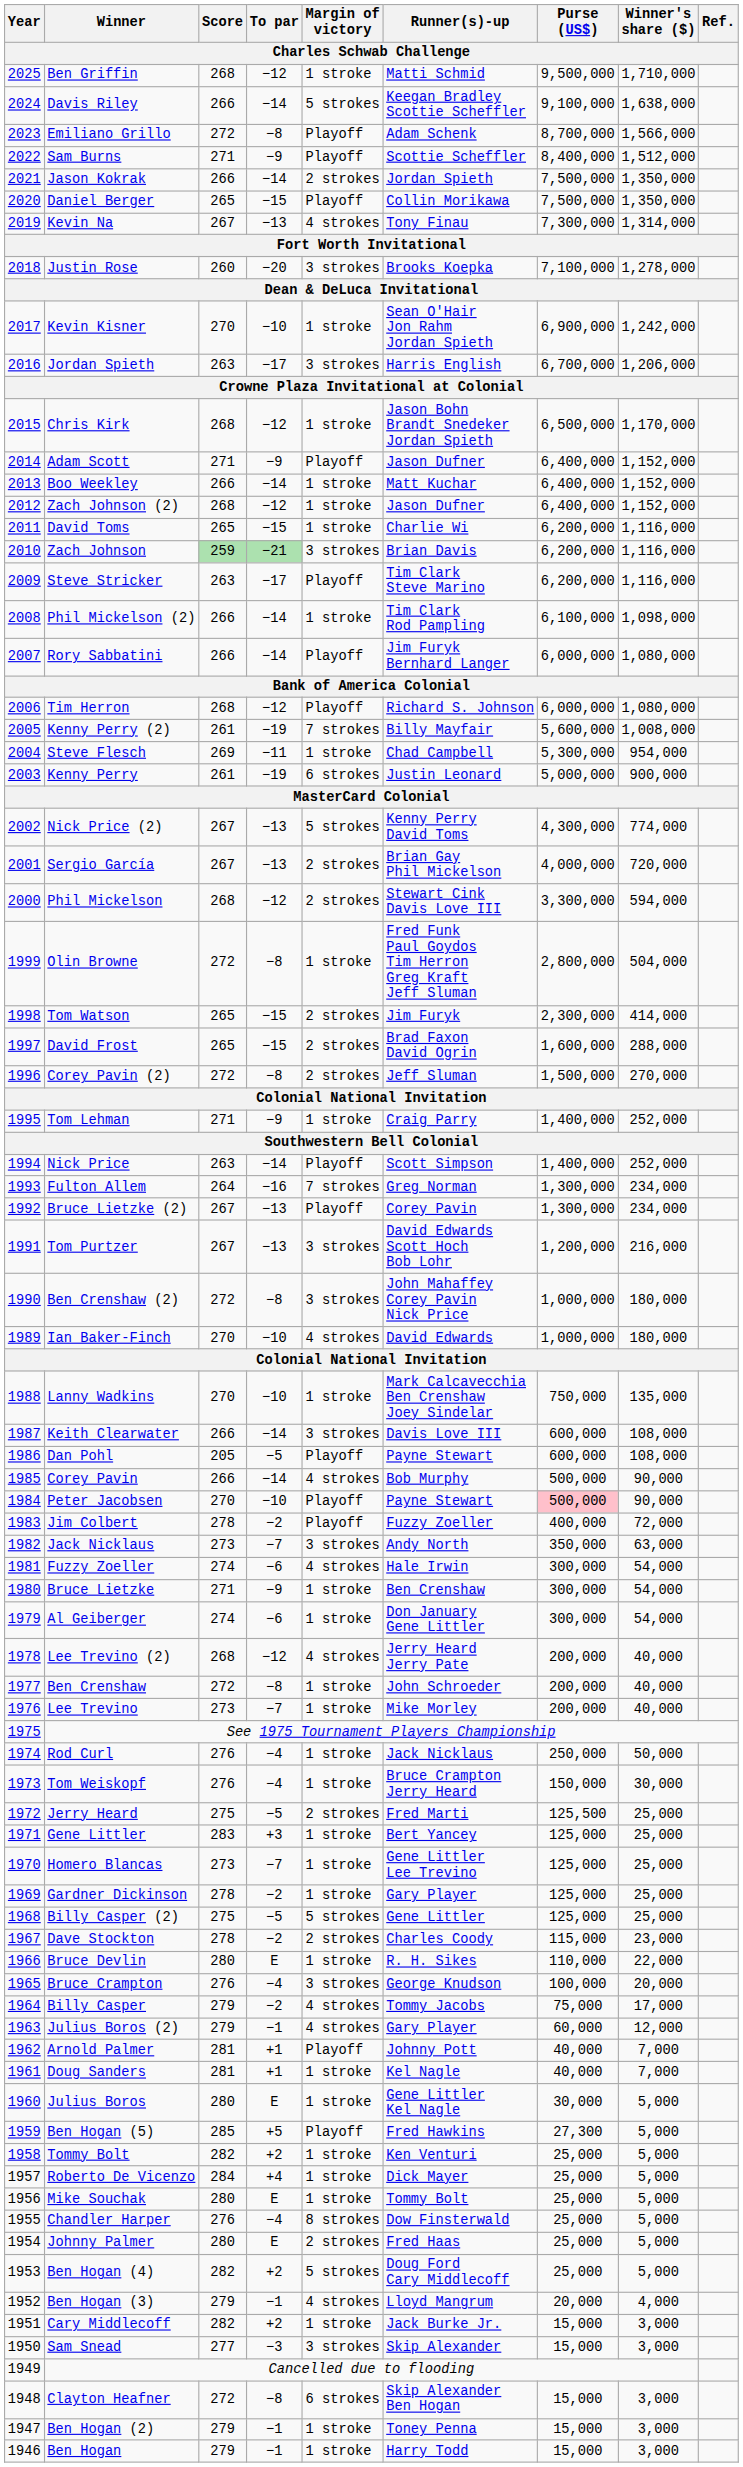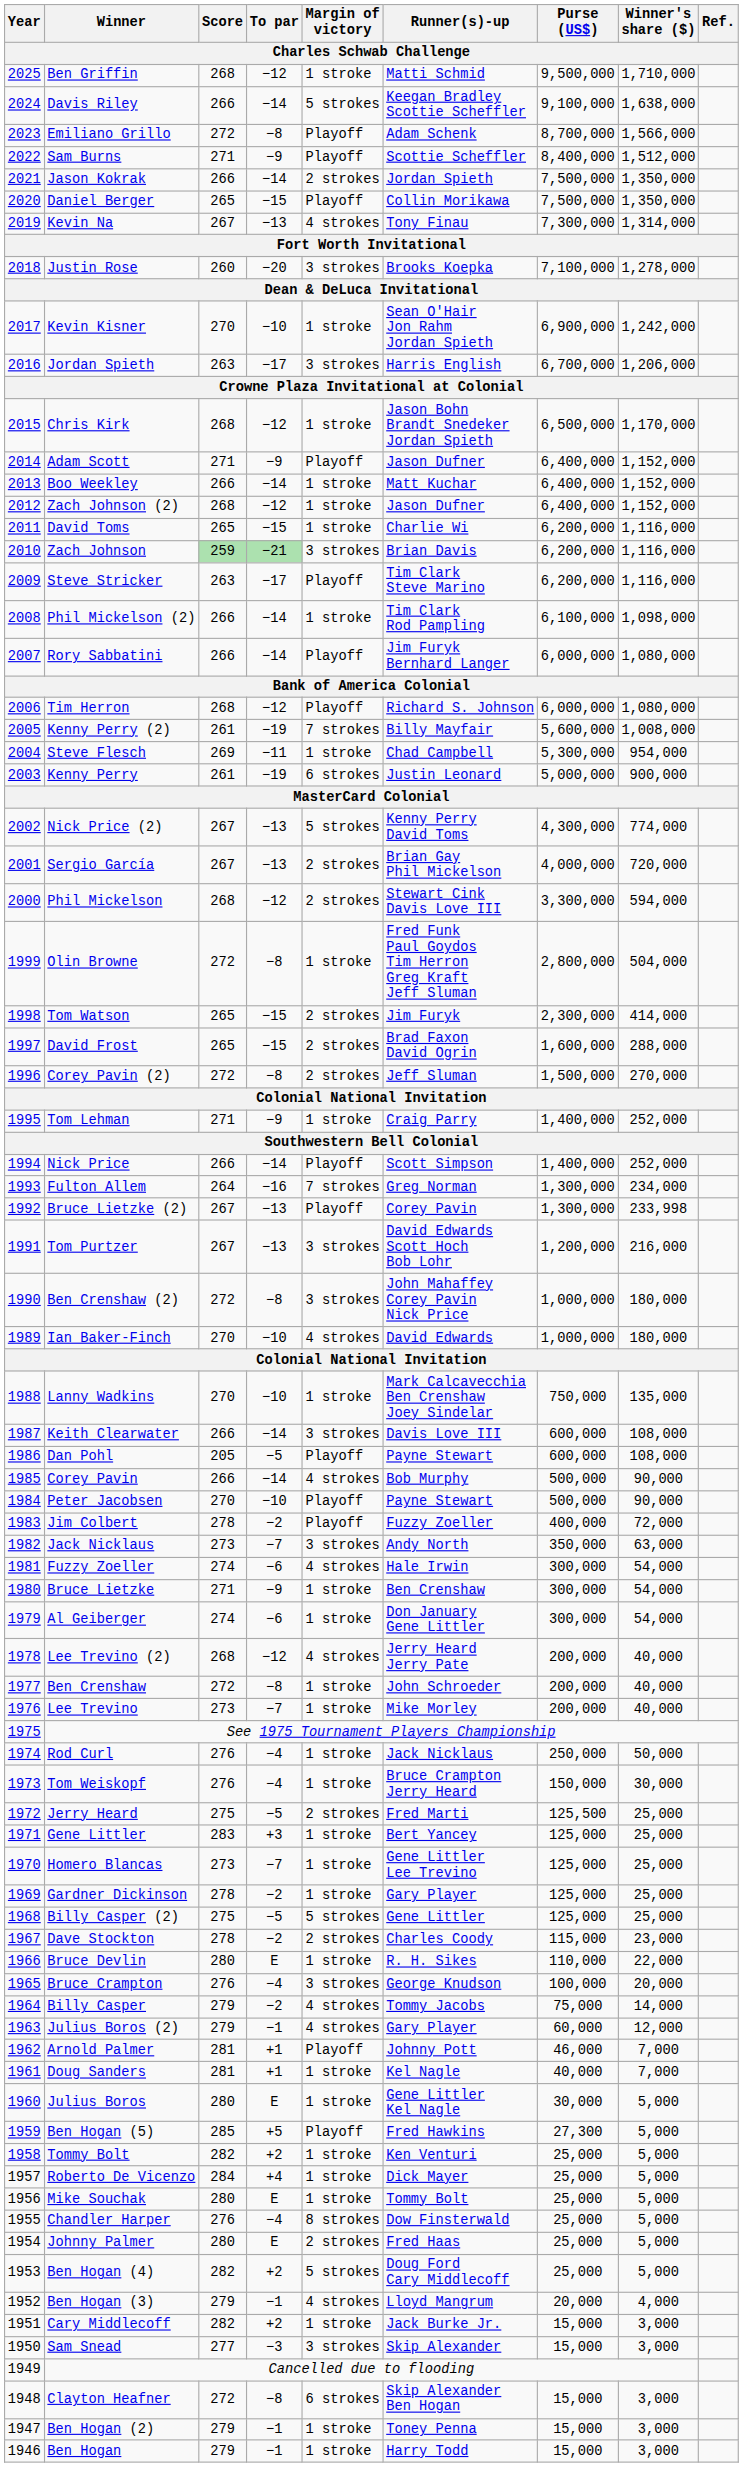(223, 1165) 263 -> (223, 1165) 266
(658, 1210) 234,000 -> (658, 1210) 233,998
(578, 1502) pink background -> (578, 1502) no background
(658, 2007) 17,000 -> (658, 2007) 14,000
(578, 2051) 40,000 -> (578, 2051) 46,000
